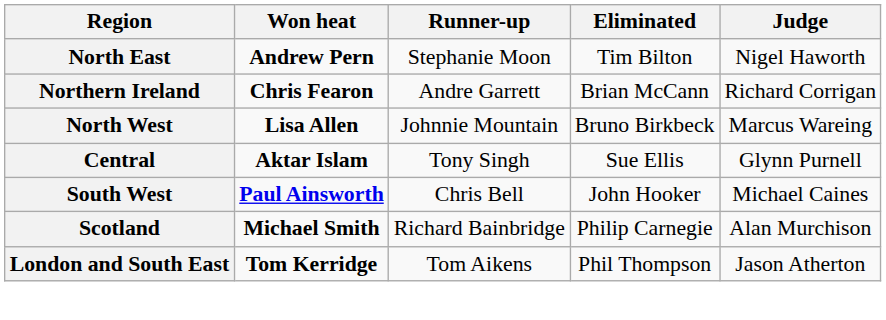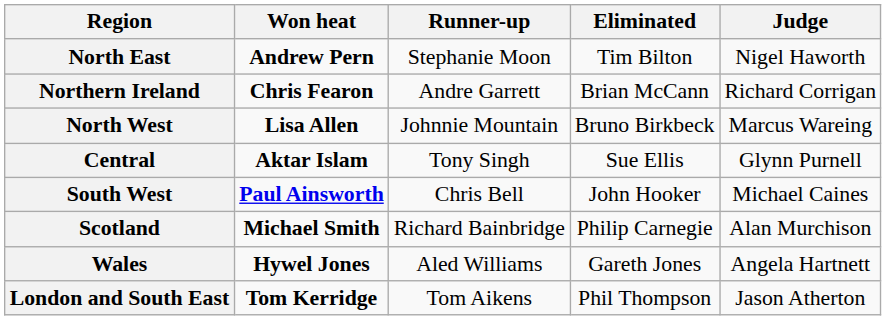+ row: (119, 263)
